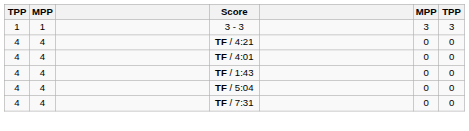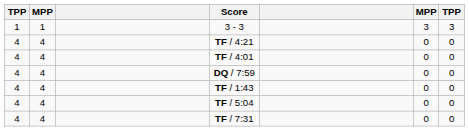+ row: (234, 73)
